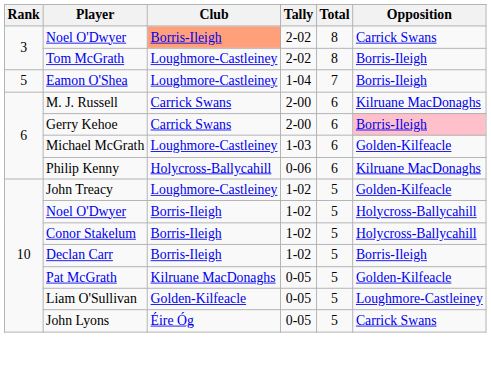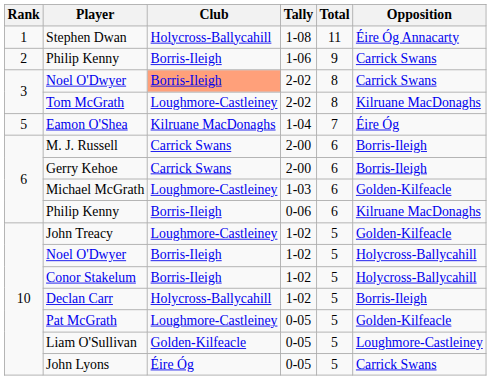+ row: (86, 37)
+ row: (83, 59)
(391, 59) Borris-Ileigh -> (418, 102) Kilruane MacDonaghs
(214, 80) Loughmore-Castleiney -> (213, 124) Kilruane MacDonaghs
(391, 80) Borris-Ileigh -> (378, 124) Éire Óg
(418, 102) Kilruane MacDonaghs -> (391, 146) Borris-Ileigh
(391, 124) pink background -> (391, 168) no background
(211, 168) Holycross-Ballycahill -> (186, 211) Borris-Ileigh
(186, 255) Borris-Ileigh -> (211, 299) Holycross-Ballycahill
(213, 277) Kilruane MacDonaghs -> (214, 320) Loughmore-Castleiney
